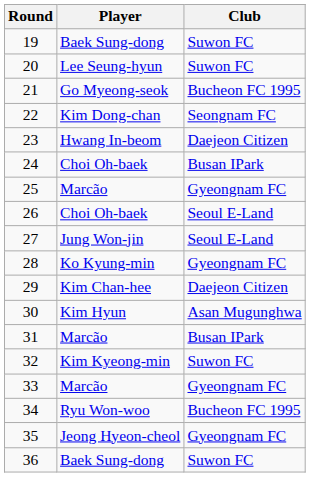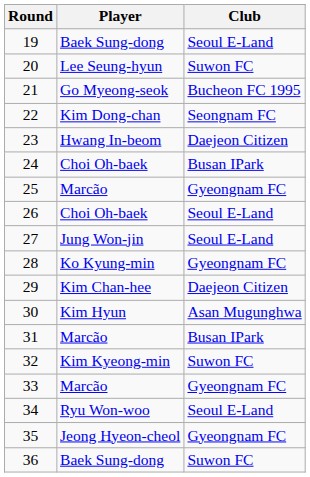(220, 41) Suwon FC -> (230, 41) Seoul E-Land
(244, 410) Bucheon FC 1995 -> (230, 410) Seoul E-Land
